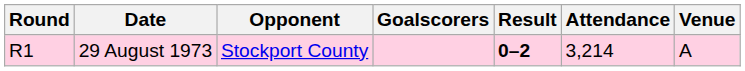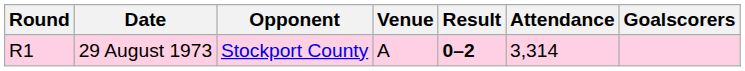columns swapped: (707, 19) <-> (433, 19)
(590, 50) 3,214 -> (534, 50) 3,314
